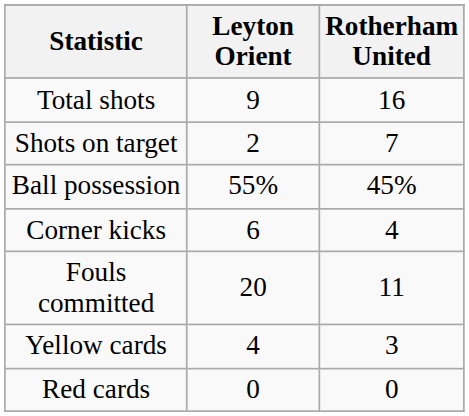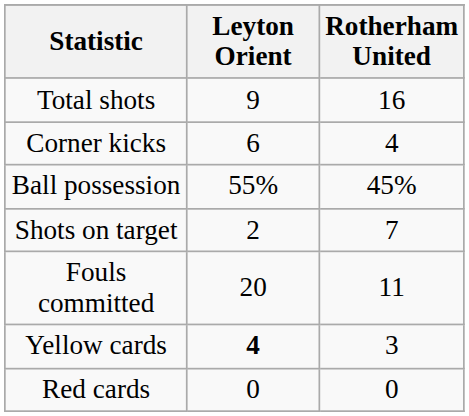rows swapped: (96, 142) <-> (96, 229)
(253, 346) normal -> (253, 346) bold
